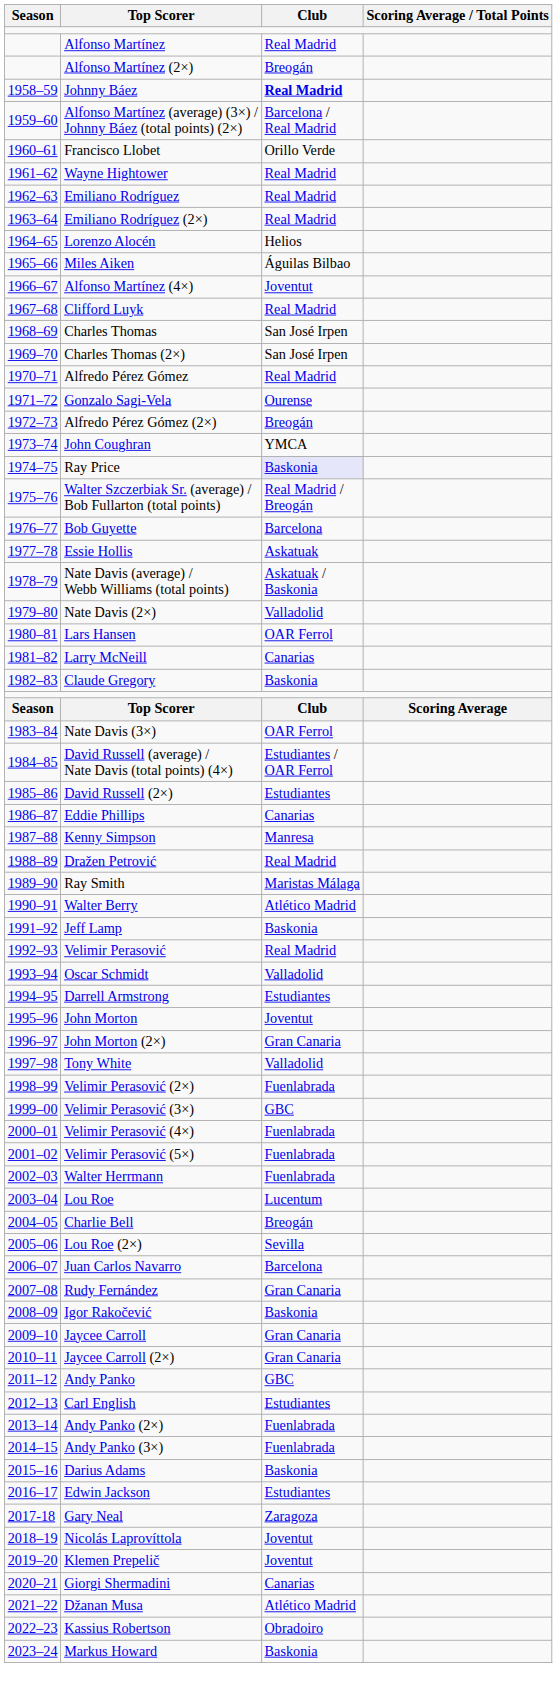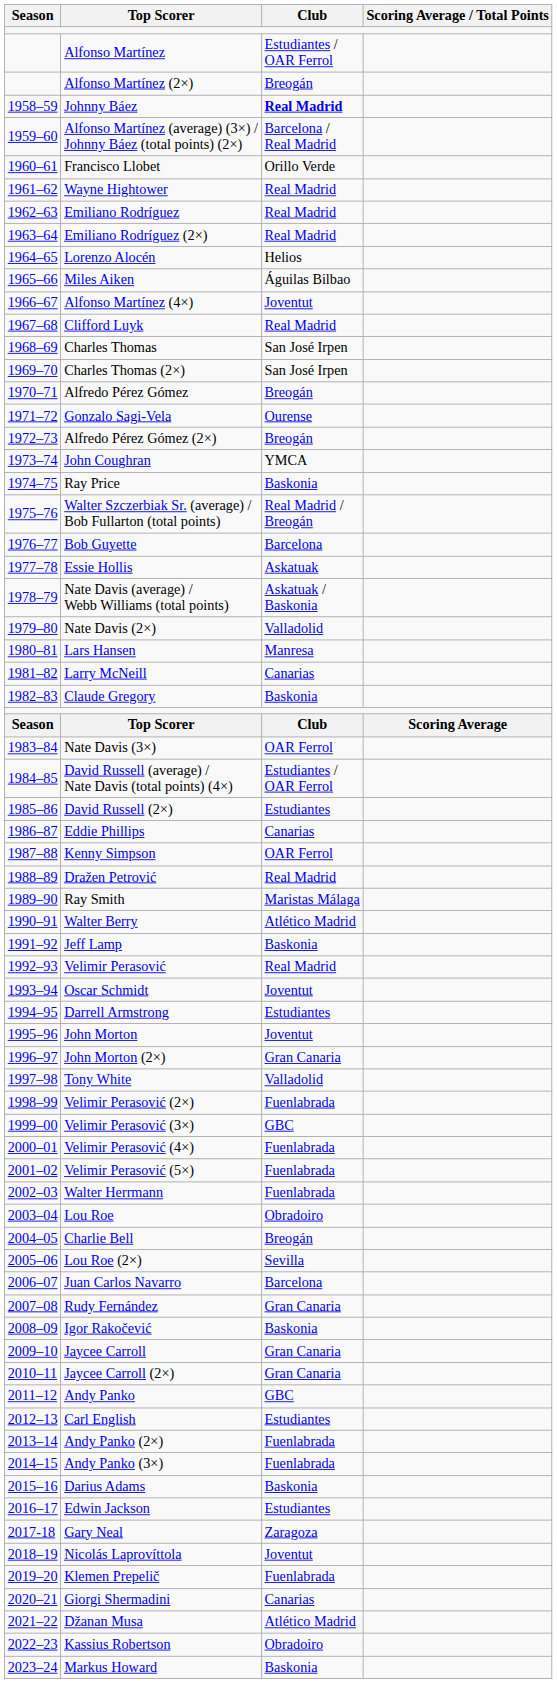(300, 44) Real Madrid -> (301, 52) Estudiantes / OAR Ferrol
(300, 377) Real Madrid -> (289, 393) Breogán
(291, 467) lavender background -> (291, 483) no background
(299, 635) OAR Ferrol -> (289, 651) Manresa
(289, 838) Manresa -> (299, 854) OAR Ferrol
(294, 973) Valladolid -> (289, 989) Joventut
(293, 1199) Lucentum -> (294, 1215) Obradoiro
(289, 1560) Joventut -> (300, 1576) Fuenlabrada
